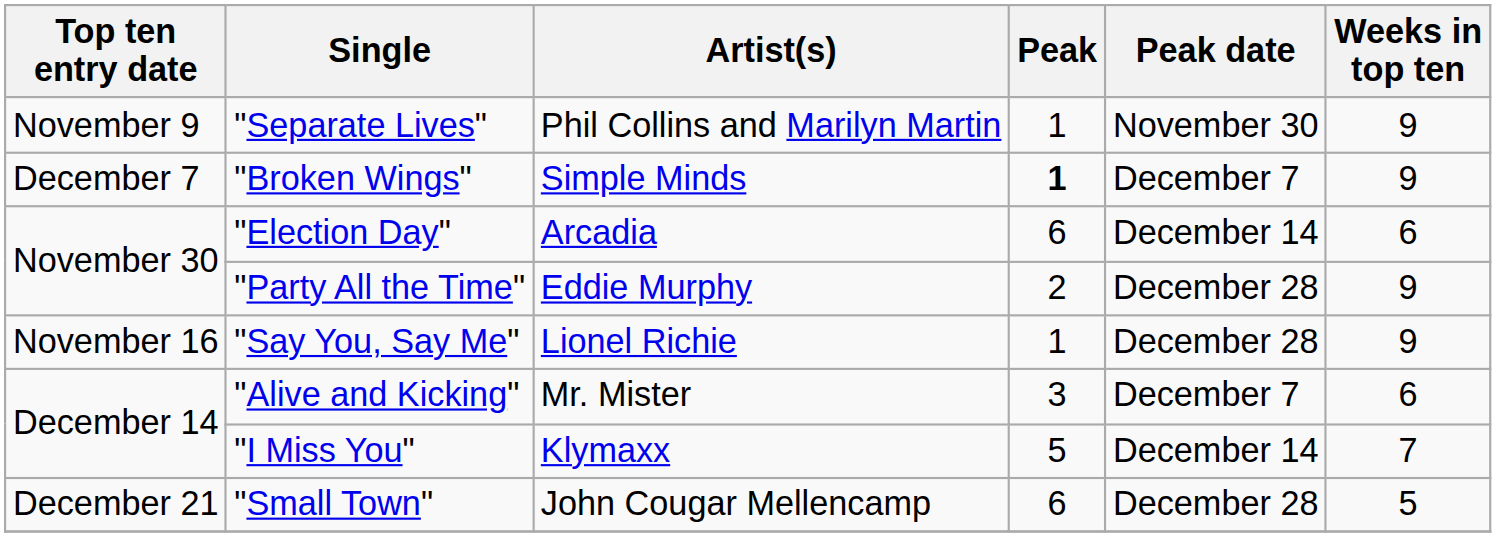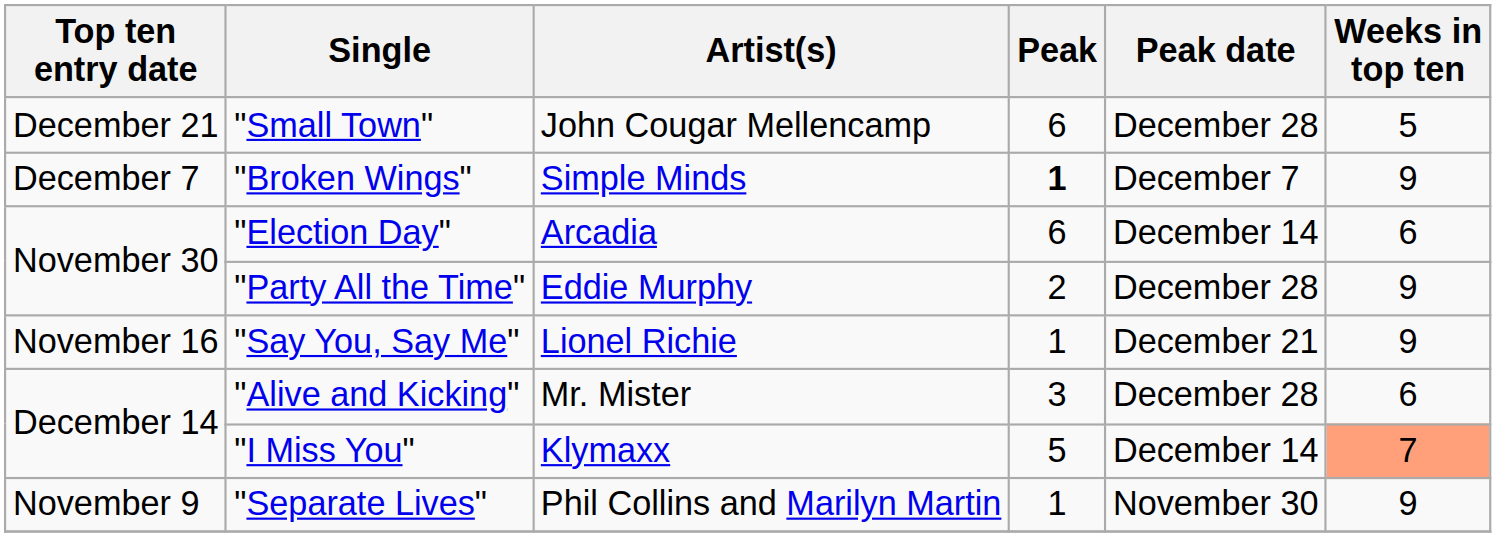rows swapped: (361, 124) <-> (334, 504)
(1216, 341) December 28 -> (1216, 341) December 21
(1206, 395) December 7 -> (1216, 395) December 28
(1408, 450) no background -> (1408, 450) lightsalmon background
